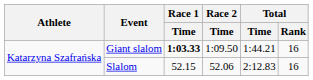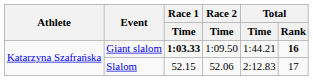(293, 49) normal -> (293, 49) bold
(293, 67) 16 -> (293, 67) 17
